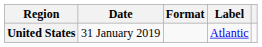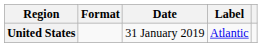columns swapped: (121, 14) <-> (185, 14)
